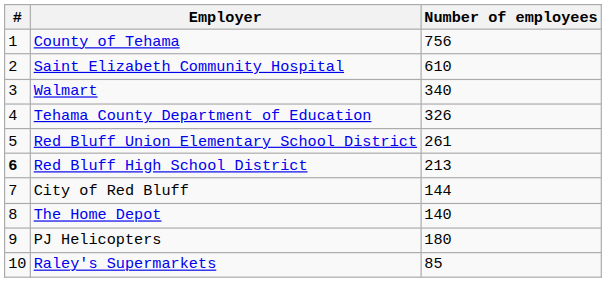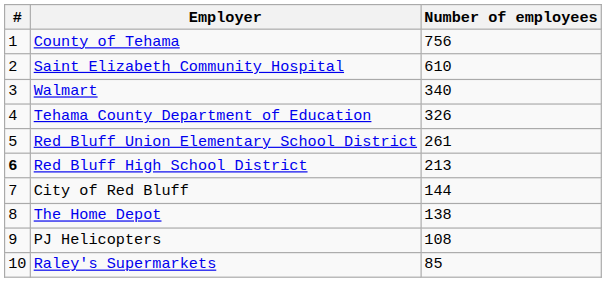(438, 215) 140 -> (438, 215) 138
(438, 240) 180 -> (438, 240) 108
